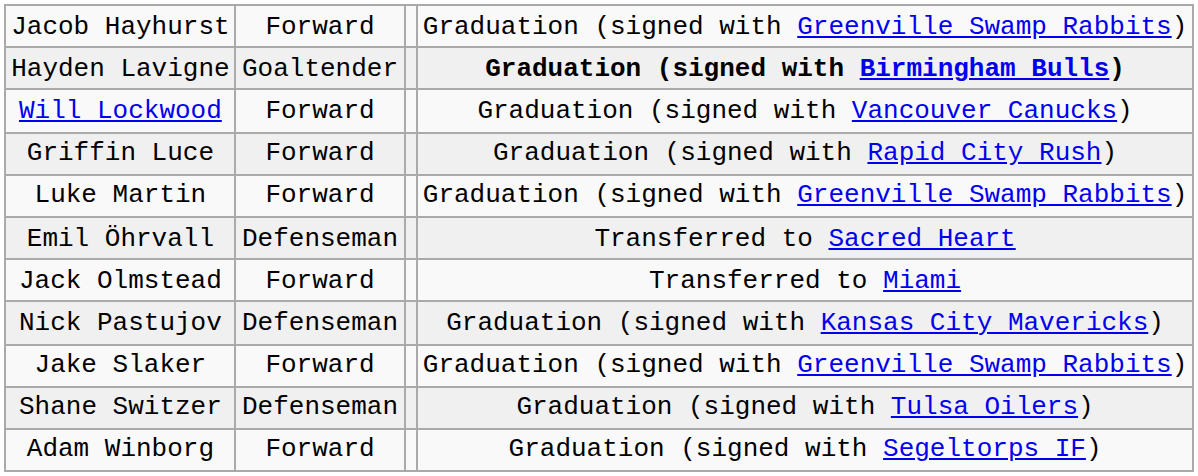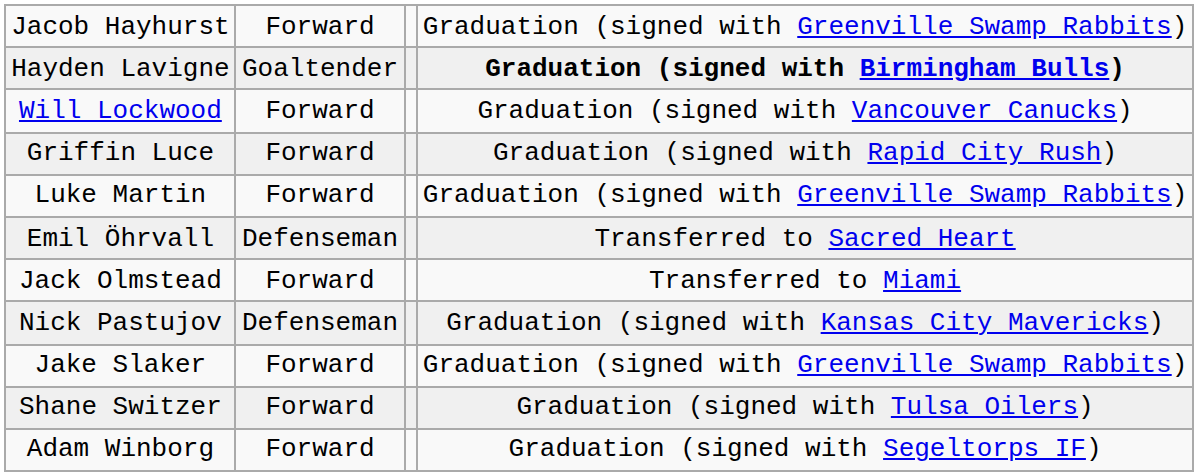(320, 408) Defenseman -> (320, 408) Forward
